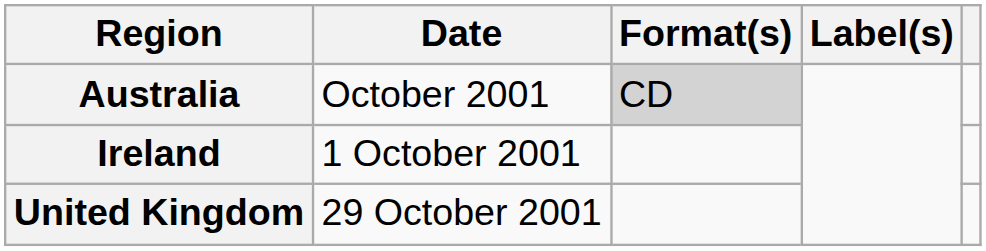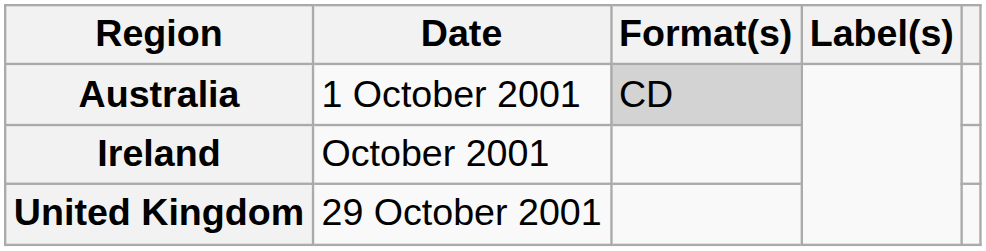(435, 93) October 2001 -> (451, 93) 1 October 2001
(451, 153) 1 October 2001 -> (435, 153) October 2001
